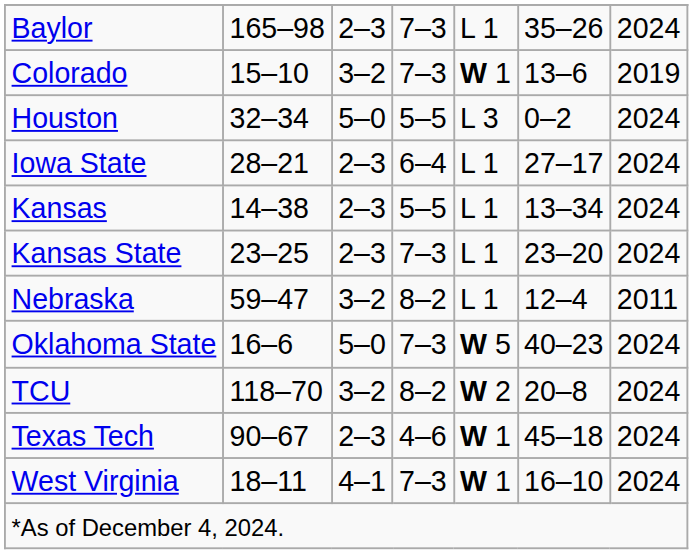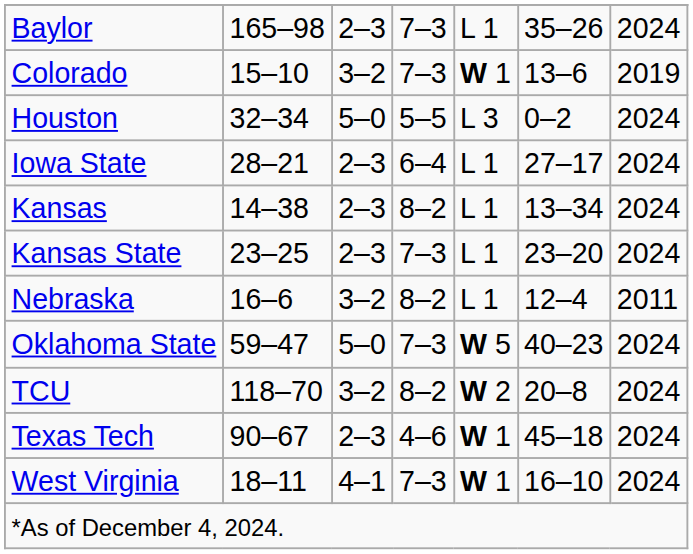(423, 209) 5–5 -> (423, 209) 8–2
(269, 299) 59–47 -> (261, 299) 16–6
(261, 344) 16–6 -> (269, 344) 59–47
